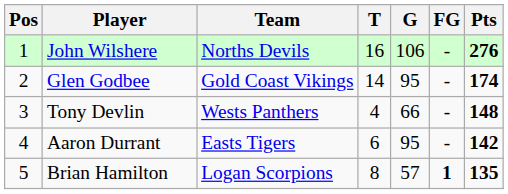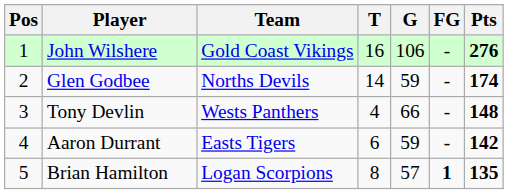(255, 50) Norths Devils -> (277, 50) Gold Coast Vikings
(277, 81) Gold Coast Vikings -> (255, 81) Norths Devils
(410, 81) 95 -> (410, 81) 59
(410, 142) 95 -> (410, 142) 59
